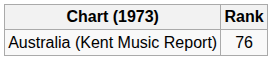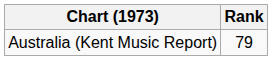(244, 42) 76 -> (244, 42) 79
